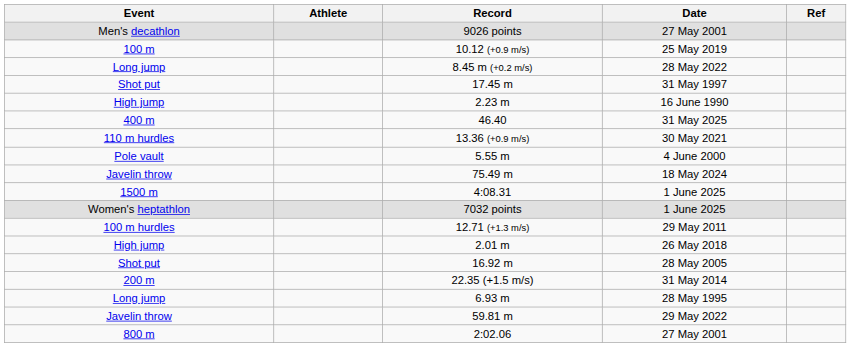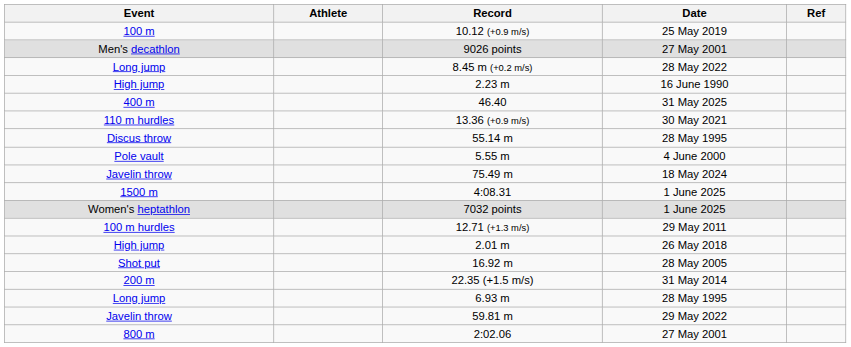rows swapped: (492, 31) <-> (492, 49)
- row: (492, 85)
+ row: (492, 138)
